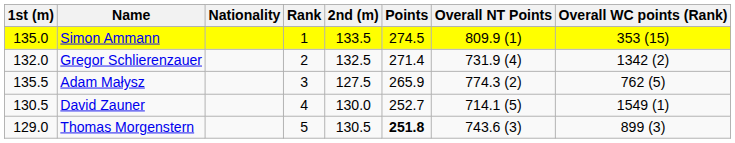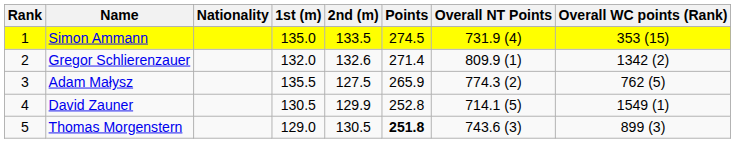columns swapped: (304, 15) <-> (31, 15)
(493, 37) 809.9 (1) -> (493, 37) 731.9 (4)
(353, 60) 132.5 -> (353, 60) 132.6
(493, 60) 731.9 (4) -> (493, 60) 809.9 (1)
(353, 104) 130.0 -> (353, 104) 129.9
(407, 104) 252.7 -> (407, 104) 252.8
